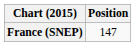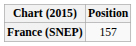(108, 32) 147 -> (108, 32) 157
